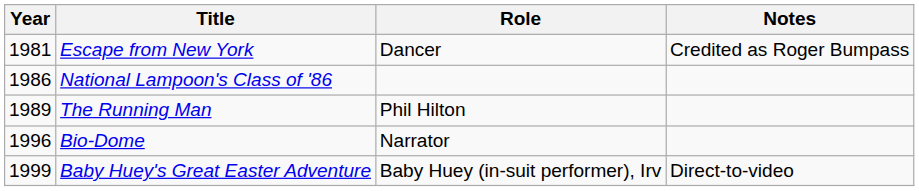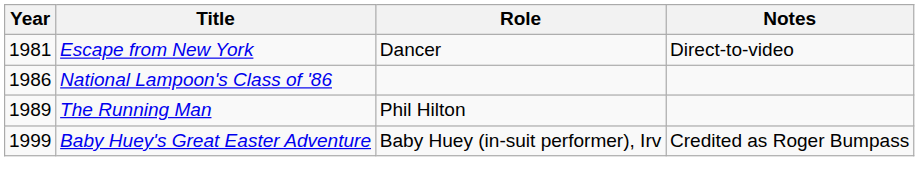(790, 49) Credited as Roger Bumpass -> (732, 49) Direct-to-video
- row: (102, 140)
(732, 170) Direct-to-video -> (790, 140) Credited as Roger Bumpass
